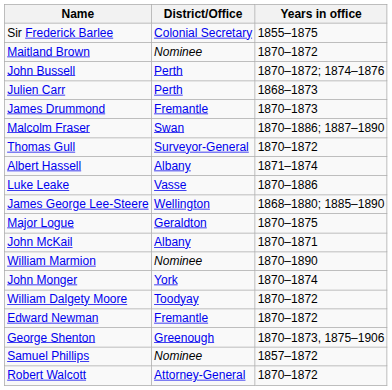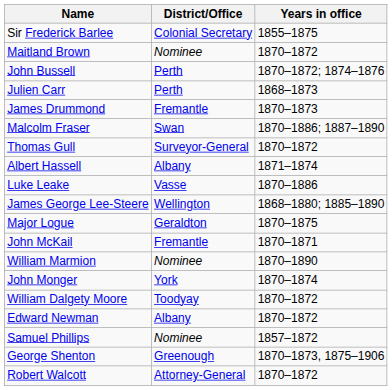(172, 242) Albany -> (181, 242) Fremantle
(181, 318) Fremantle -> (172, 318) Albany
rows swapped: (48, 356) <-> (51, 337)
